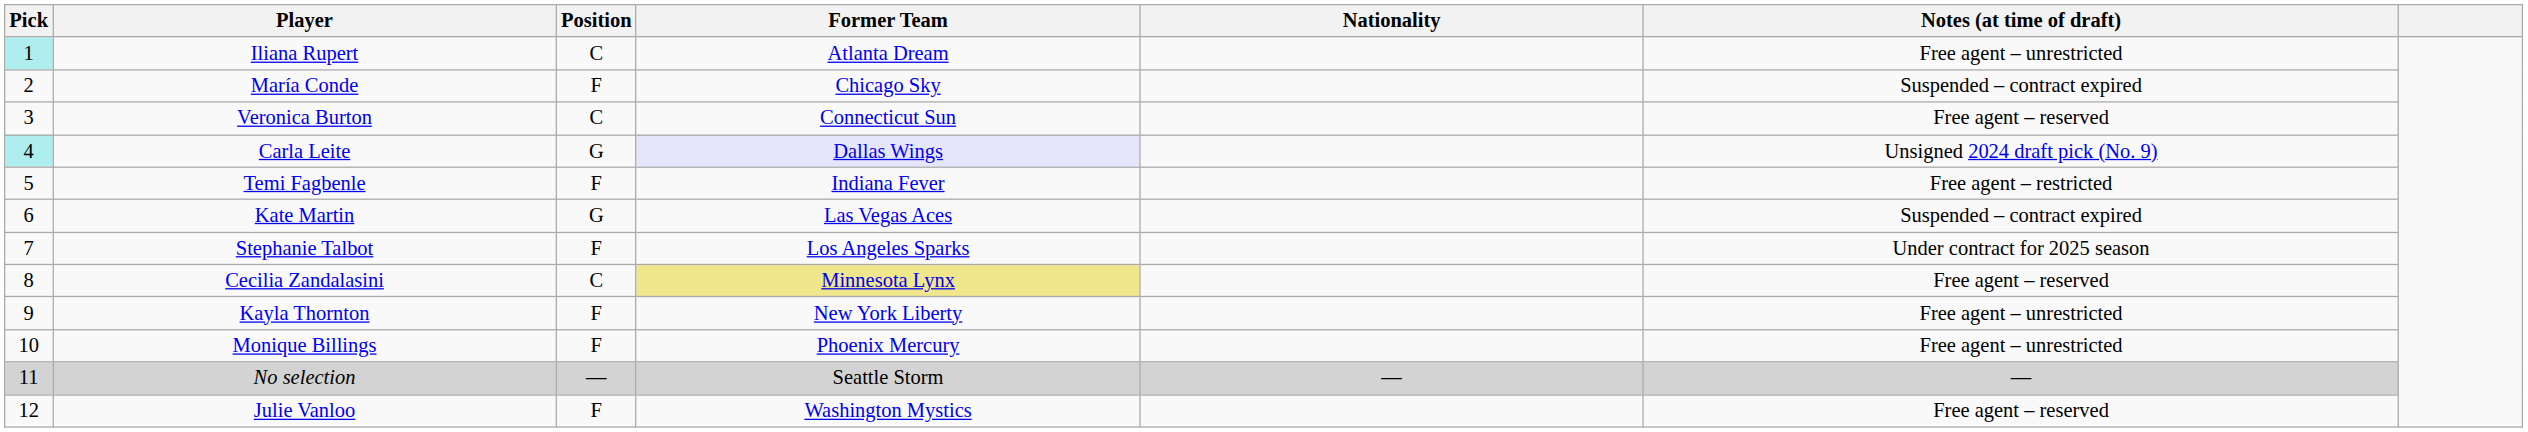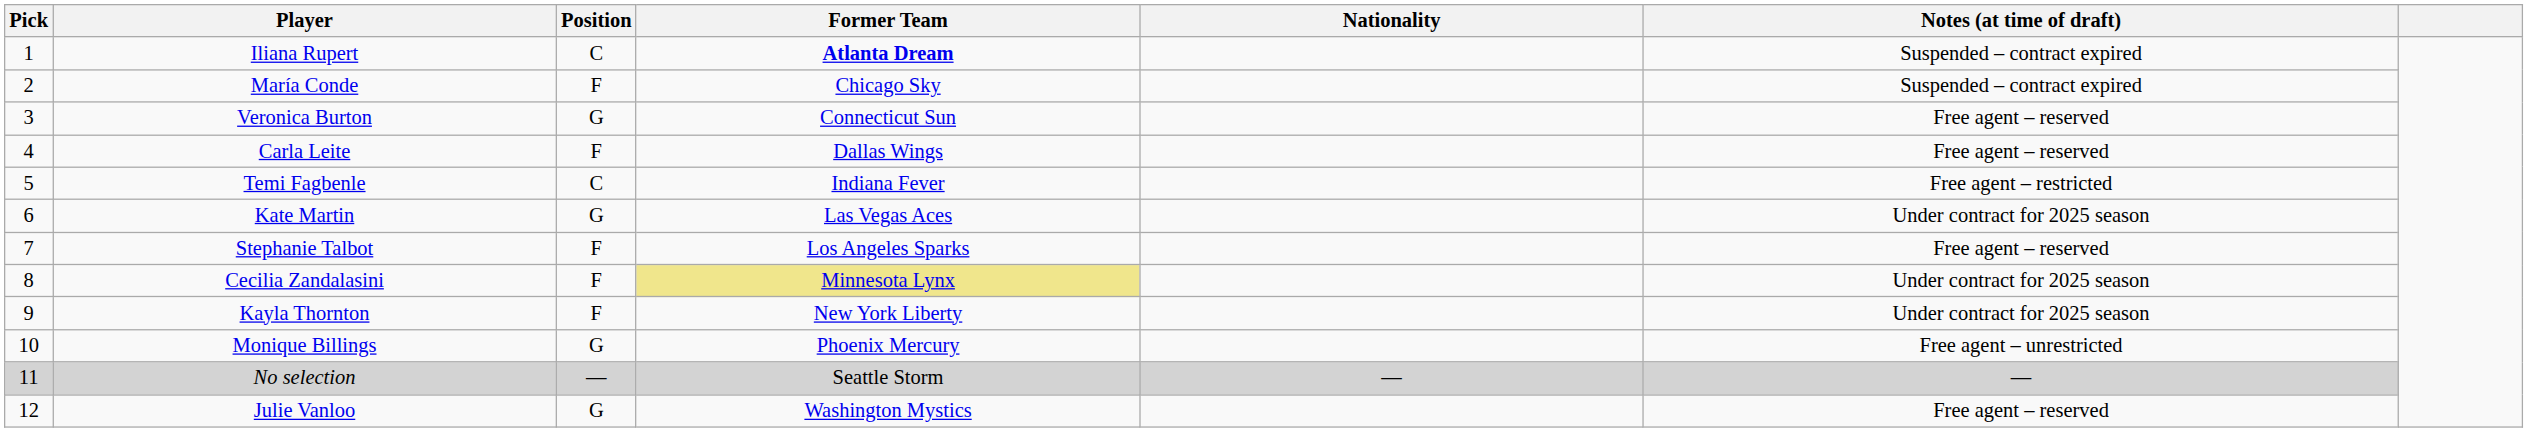(29, 53) paleturquoise background -> (29, 53) no background
(888, 53) normal -> (888, 53) bold
(2021, 53) Free agent – unrestricted -> (2021, 53) Suspended – contract expired
(596, 118) C -> (596, 118) G
(29, 150) paleturquoise background -> (29, 150) no background
(596, 150) G -> (596, 150) F
(888, 150) lavender background -> (888, 150) no background
(2021, 150) Unsigned 2024 draft pick (No. 9) -> (2021, 150) Free agent – reserved
(596, 183) F -> (596, 183) C
(2021, 215) Suspended – contract expired -> (2021, 215) Under contract for 2025 season
(2021, 248) Under contract for 2025 season -> (2021, 248) Free agent – reserved
(596, 280) C -> (596, 280) F
(2021, 280) Free agent – reserved -> (2021, 280) Under contract for 2025 season
(2021, 313) Free agent – unrestricted -> (2021, 313) Under contract for 2025 season
(596, 345) F -> (596, 345) G
(596, 410) F -> (596, 410) G
